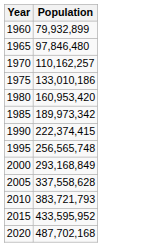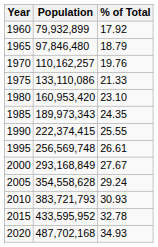+ column: (125, 13)
(65, 81) 133,010,186 -> (65, 81) 133,110,086
(65, 115) 189,973,342 -> (65, 115) 189,973,343
(65, 149) 256,565,748 -> (65, 149) 256,569,748
(65, 183) 337,558,628 -> (65, 183) 354,558,628
